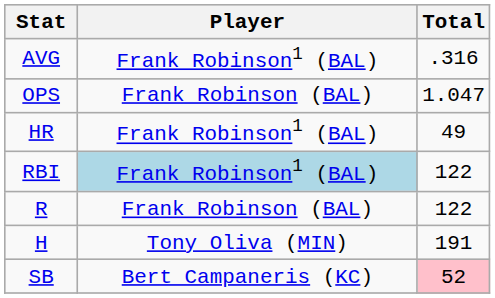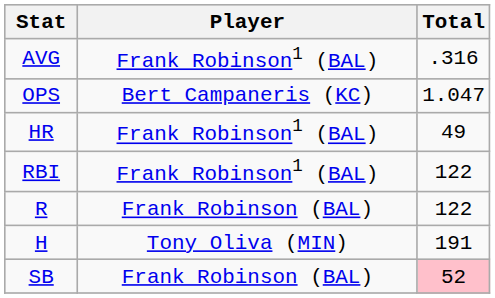(247, 95) Frank Robinson (BAL) -> (247, 95) Bert Campaneris (KC)
(247, 172) lightblue background -> (247, 172) no background
(247, 277) Bert Campaneris (KC) -> (247, 277) Frank Robinson (BAL)
